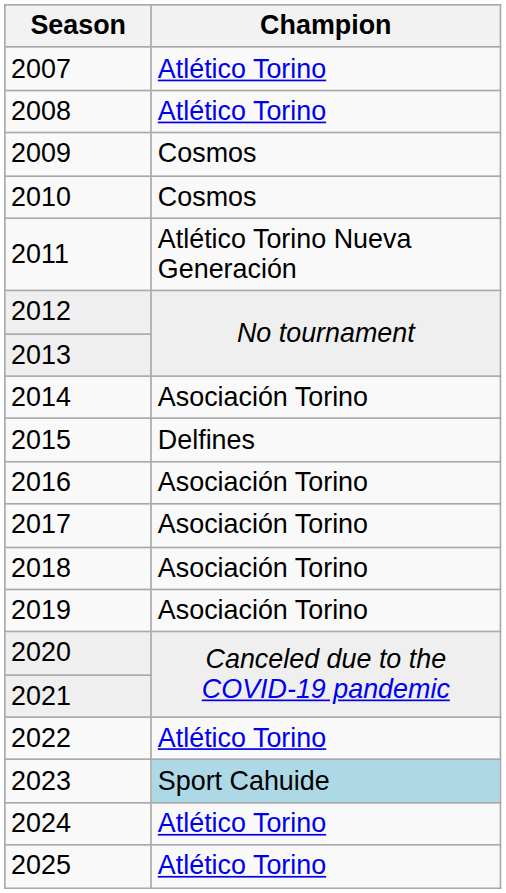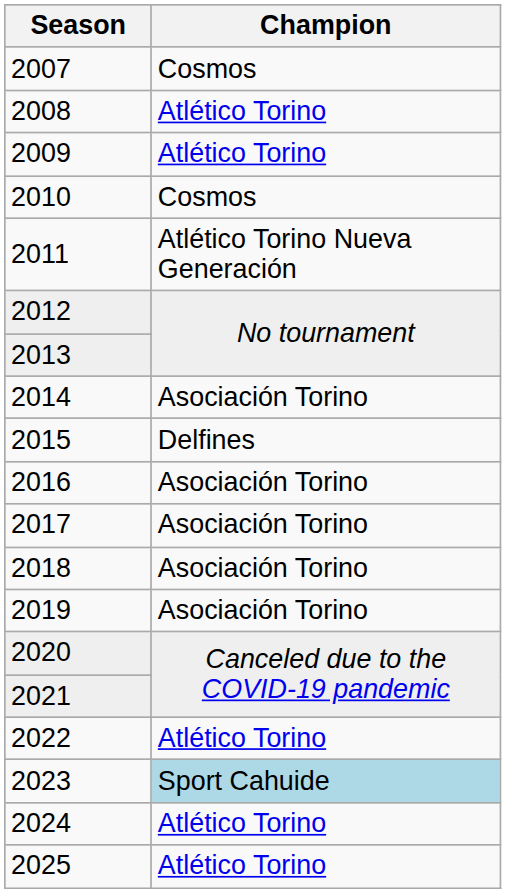(242, 68) Atlético Torino -> (207, 68) Cosmos
(207, 153) Cosmos -> (242, 153) Atlético Torino
